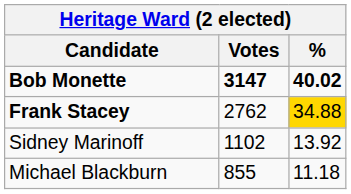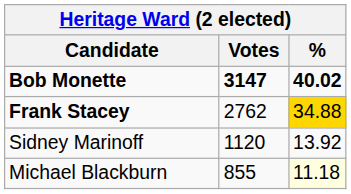(245, 142) 1102 -> (245, 142) 1120
(317, 173) no background -> (317, 173) lightyellow background
